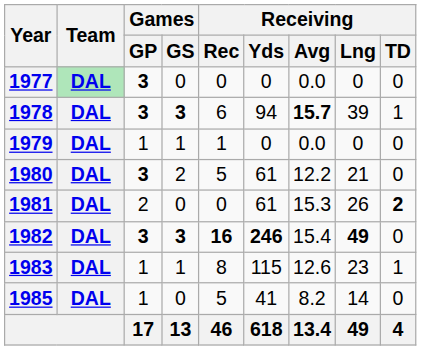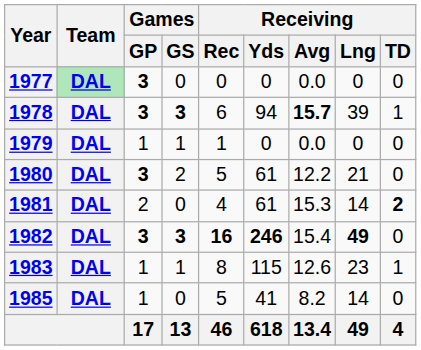(221, 205) 0 -> (221, 205) 4
(358, 205) 26 -> (358, 205) 14
